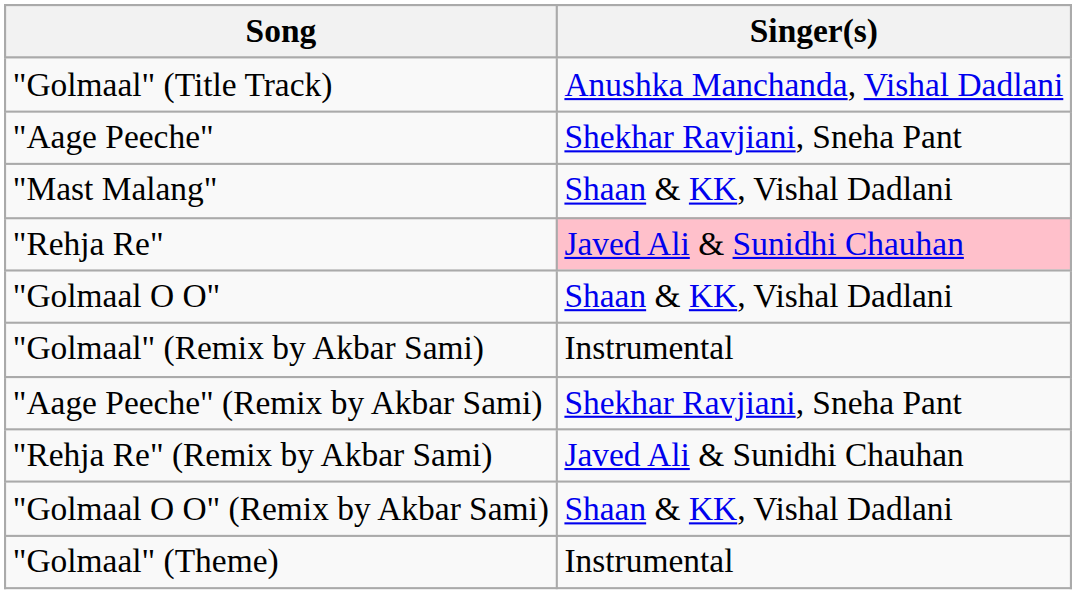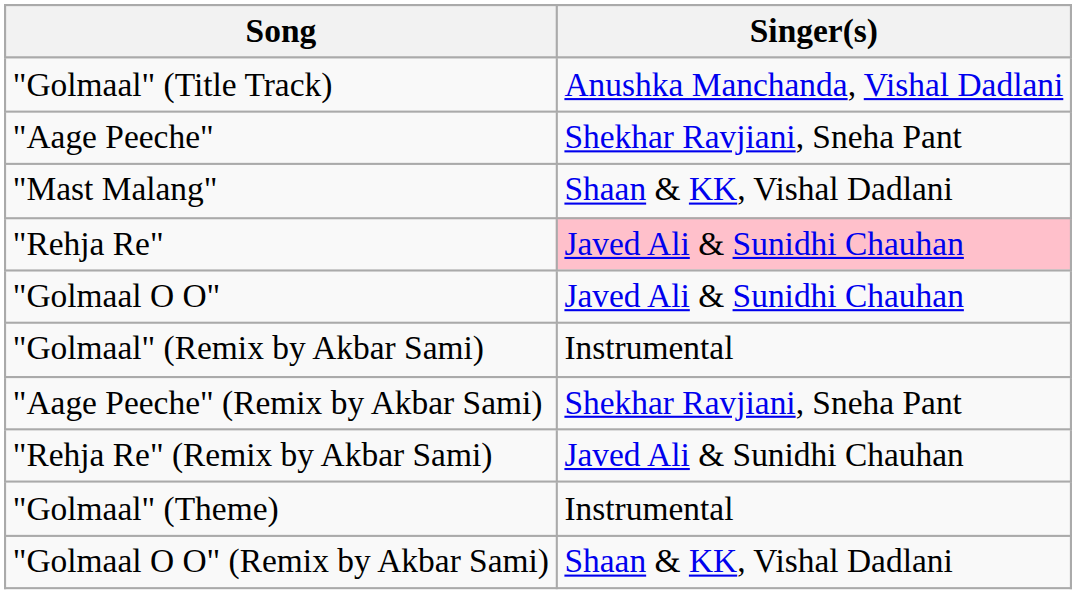(759, 296) Shaan & KK, Vishal Dadlani -> (764, 296) Javed Ali & Sunidhi Chauhan
rows swapped: (281, 508) <-> (146, 561)
